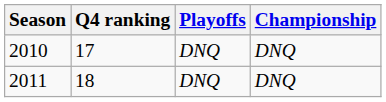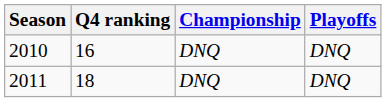columns swapped: (212, 19) <-> (316, 19)
(85, 50) 17 -> (85, 50) 16
